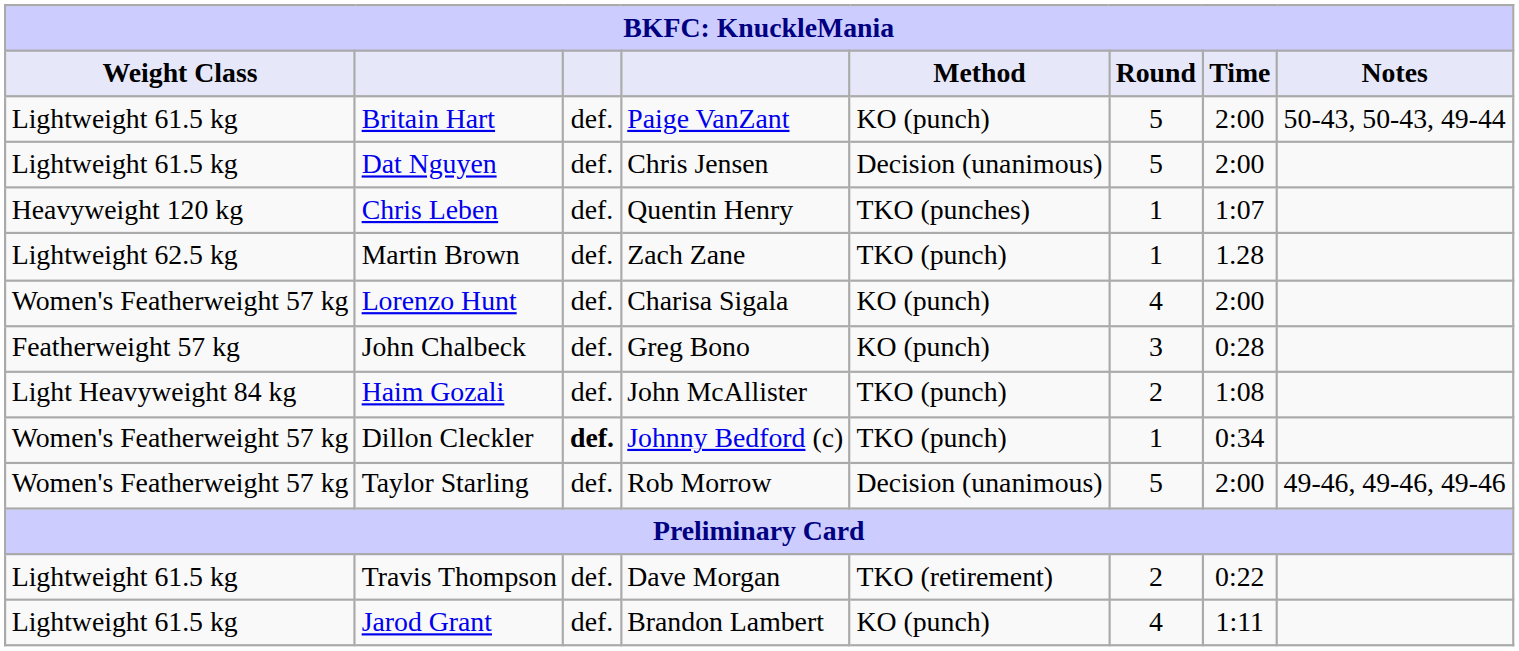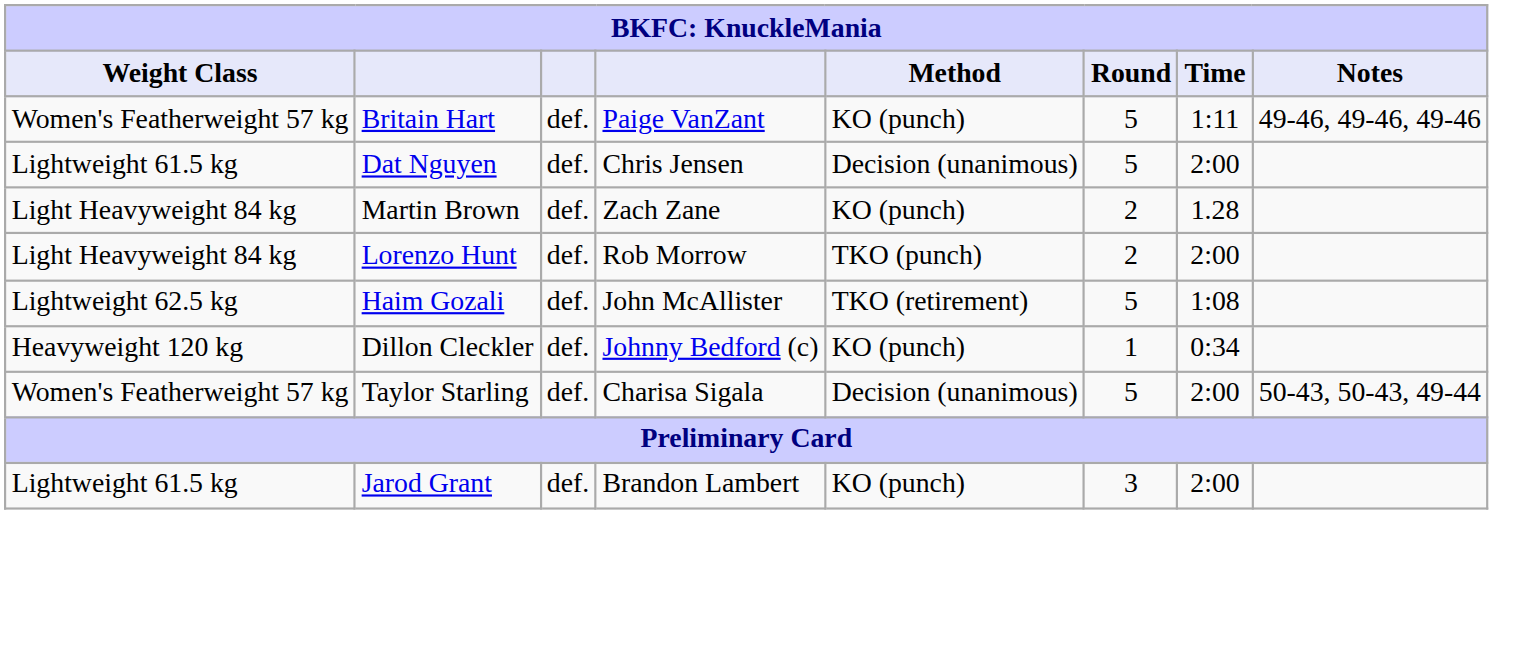(125, 118) Lightweight 61.5 kg -> (180, 118) Women's Featherweight 57 kg
(1240, 118) 2:00 -> (1215, 118) 1:11
(1395, 118) 50-43, 50-43, 49-44 -> (1370, 118) 49-46, 49-46, 49-46
- row: (430, 210)
(125, 256) Lightweight 62.5 kg -> (154, 210) Light Heavyweight 84 kg
(932, 256) TKO (punch) -> (898, 210) KO (punch)
(1156, 256) 1 -> (1131, 210) 2
(180, 301) Women's Featherweight 57 kg -> (154, 256) Light Heavyweight 84 kg
(708, 301) Charisa Sigala -> (675, 256) Rob Morrow
(923, 301) KO (punch) -> (907, 256) TKO (punch)
(1156, 301) 4 -> (1131, 256) 2
- row: (444, 347)
(154, 393) Light Heavyweight 84 kg -> (125, 301) Lightweight 62.5 kg
(932, 393) TKO (punch) -> (930, 301) TKO (retirement)
(1156, 393) 2 -> (1131, 301) 5
(180, 439) Women's Featherweight 57 kg -> (127, 347) Heavyweight 120 kg
(592, 439) bold -> (568, 347) normal
(932, 439) TKO (punch) -> (898, 347) KO (punch)
(699, 484) Rob Morrow -> (683, 393) Charisa Sigala
(1395, 484) 49-46, 49-46, 49-46 -> (1370, 393) 50-43, 50-43, 49-44
- row: (459, 576)
(1156, 622) 4 -> (1131, 484) 3
(1240, 622) 1:11 -> (1215, 484) 2:00
